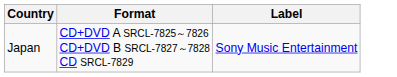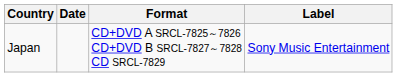+ column: (73, 14)
